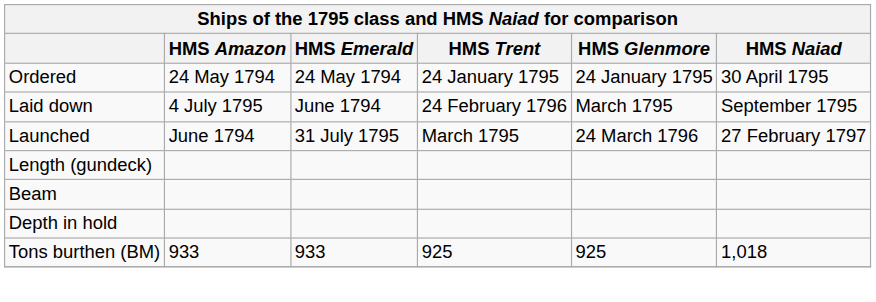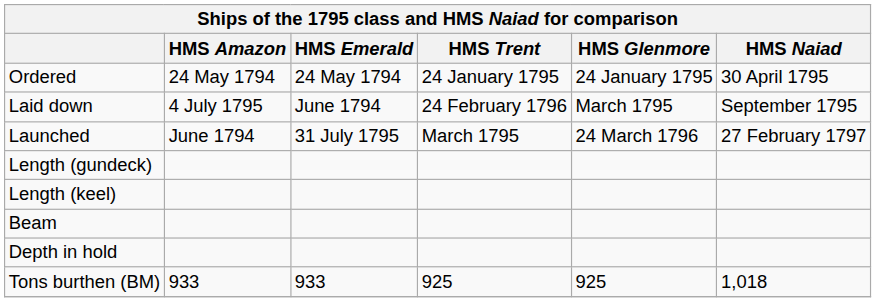+ row: (63, 194)
